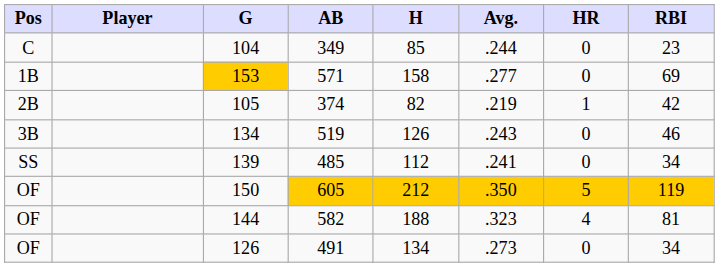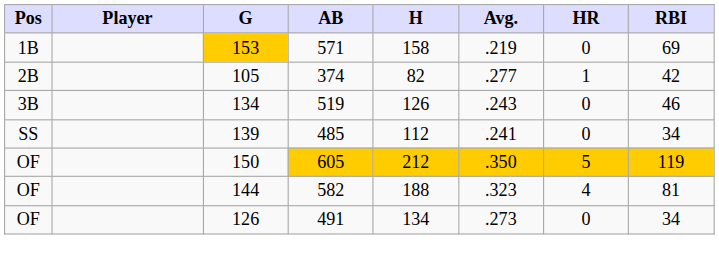- row: (246, 47)
(501, 76) .277 -> (501, 47) .219
(501, 104) .219 -> (501, 76) .277
